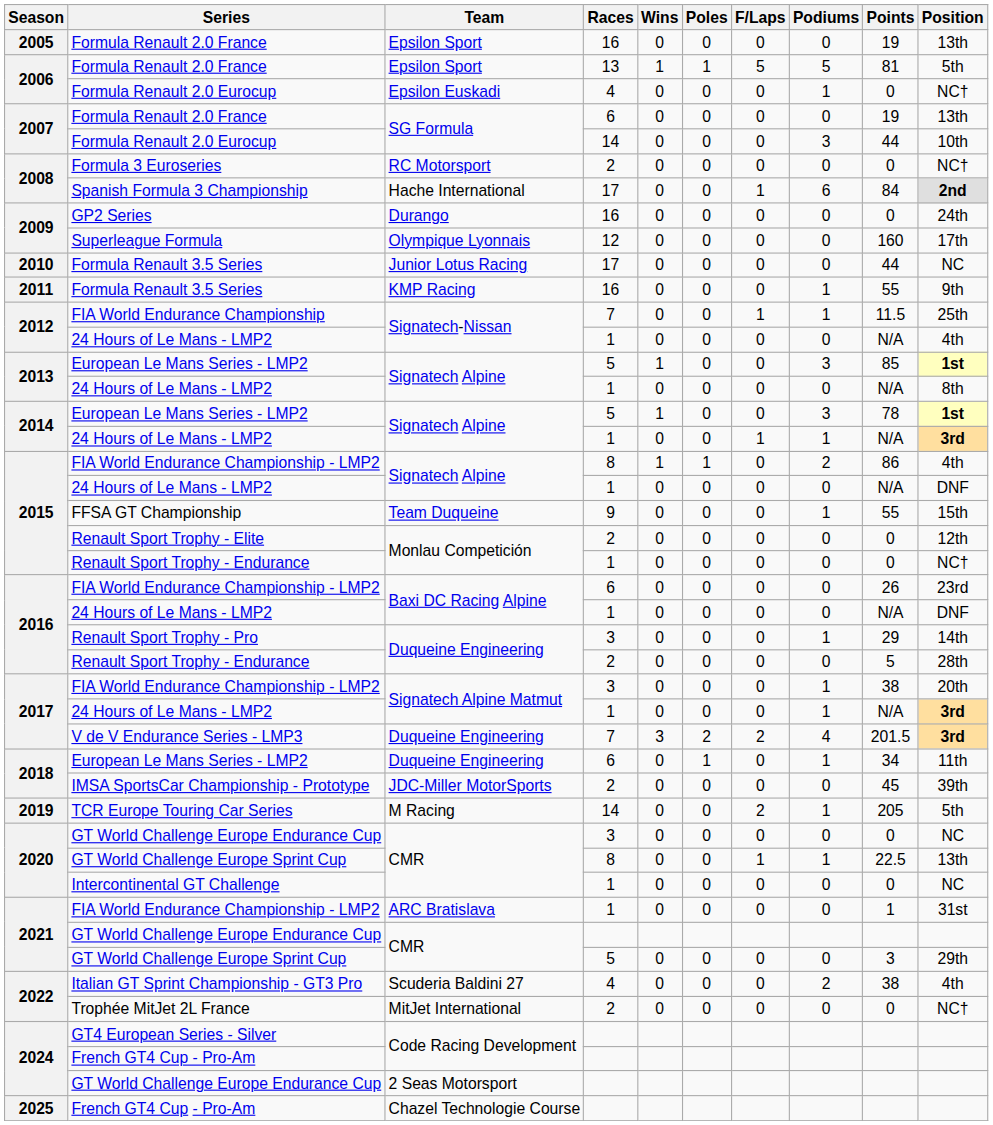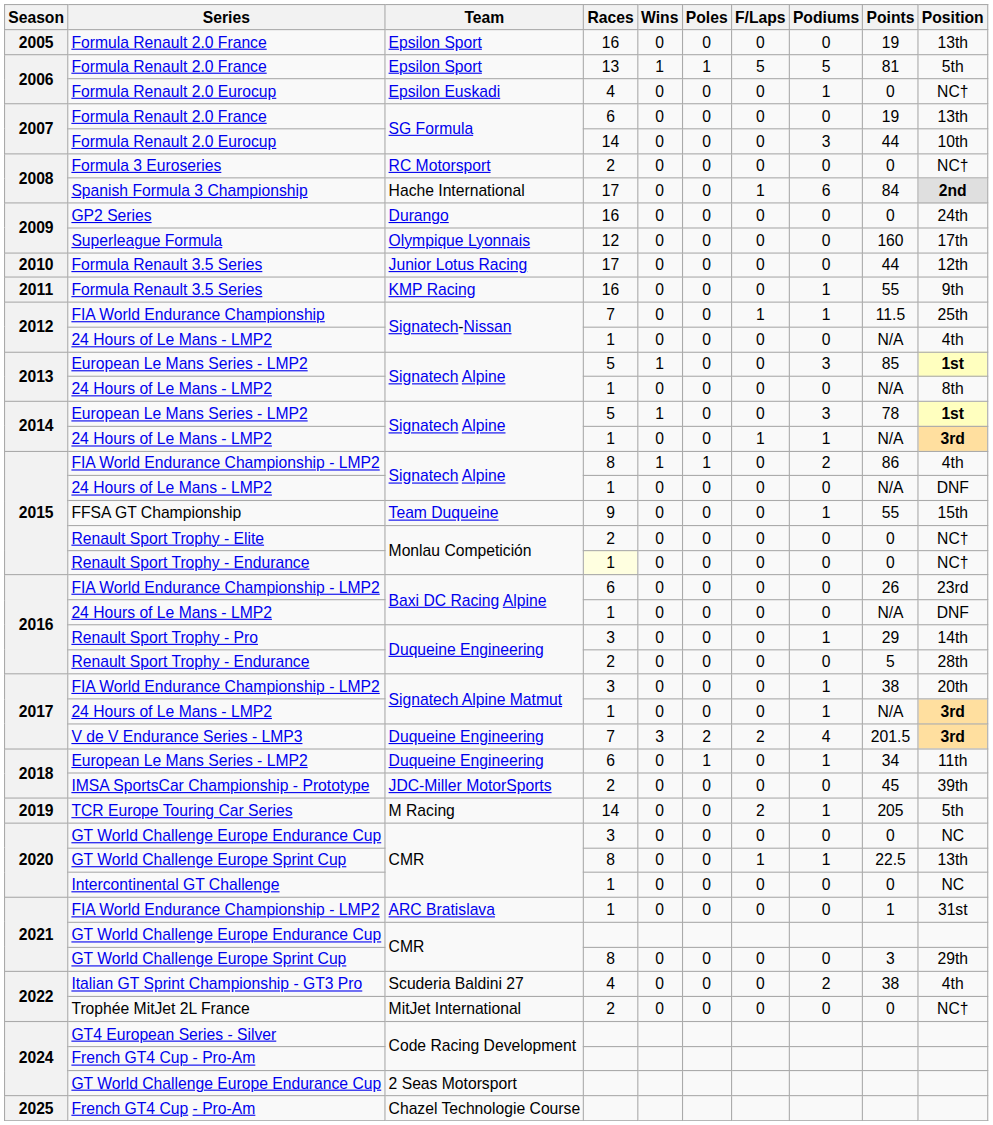(953, 265) NC -> (953, 265) 12th
(953, 538) 12th -> (953, 538) NC†
(611, 563) no background -> (611, 563) lightyellow background
(611, 960) 5 -> (611, 960) 8
